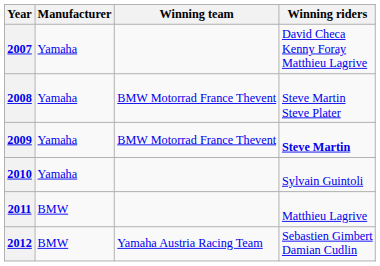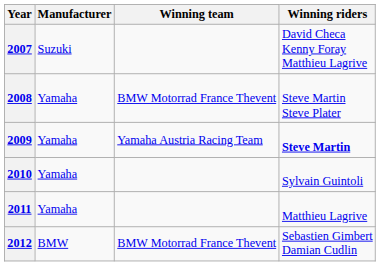(57, 48) Yamaha -> (55, 48) Suzuki
(197, 139) BMW Motorrad France Thevent -> (190, 139) Yamaha Austria Racing Team
(53, 208) BMW -> (57, 208) Yamaha
(190, 243) Yamaha Austria Racing Team -> (197, 243) BMW Motorrad France Thevent
